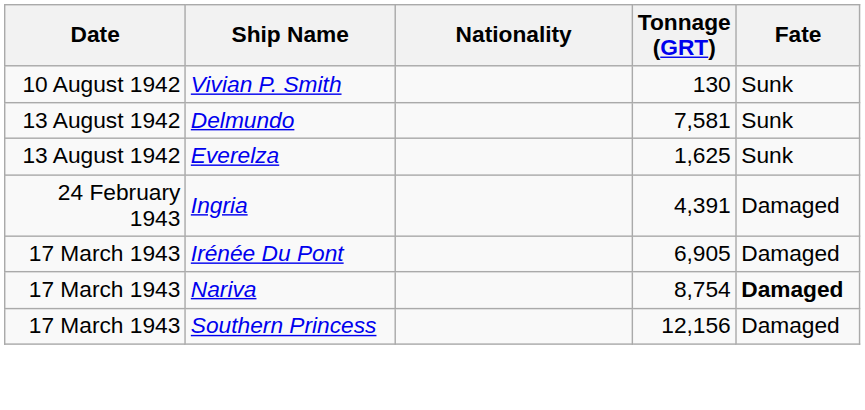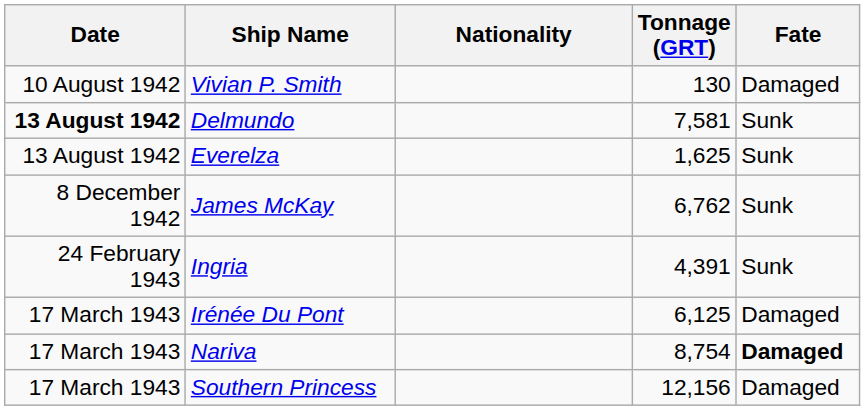(767, 84) Sunk -> (790, 84) Damaged
(101, 120) normal -> (97, 120) bold
+ row: (262, 204)
(790, 204) Damaged -> (767, 266) Sunk
(702, 253) 6,905 -> (702, 315) 6,125
